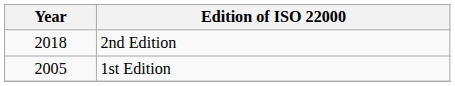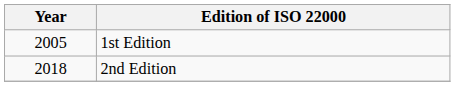rows swapped: (136, 68) <-> (138, 42)
